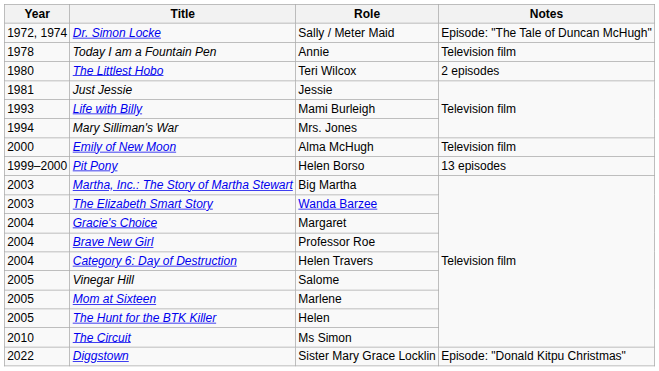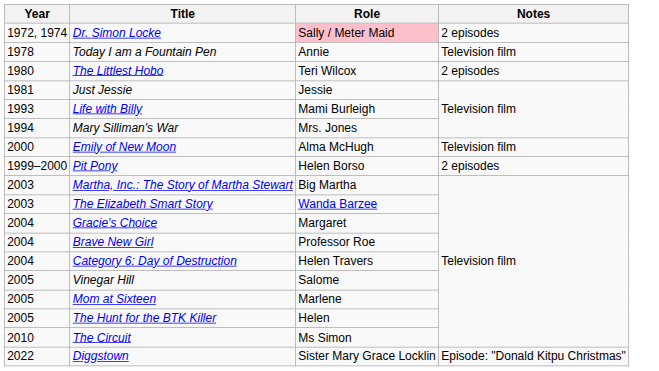(346, 33) no background -> (346, 33) pink background
(546, 33) Episode: "The Tale of Duncan McHugh" -> (470, 33) 2 episodes
(474, 166) 13 episodes -> (470, 166) 2 episodes
